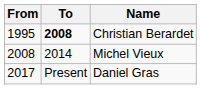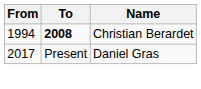(21, 34) 1995 -> (21, 34) 1994
- row: (128, 53)
